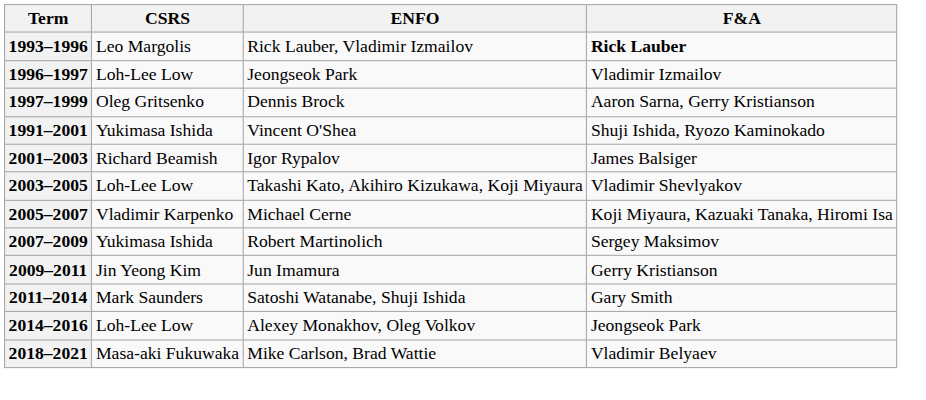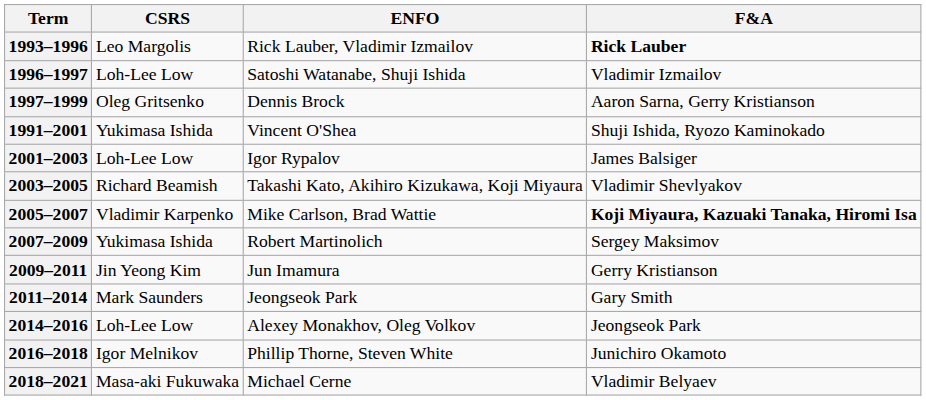(302, 74) Jeongseok Park -> (356, 74) Satoshi Watanabe, Shuji Ishida
(157, 158) Richard Beamish -> (145, 158) Loh-Lee Low
(145, 185) Loh-Lee Low -> (157, 185) Richard Beamish
(299, 213) Michael Cerne -> (342, 213) Mike Carlson, Brad Wattie
(742, 213) normal -> (754, 213) bold
(356, 297) Satoshi Watanabe, Shuji Ishida -> (302, 297) Jeongseok Park
+ row: (48, 353)
(342, 353) Mike Carlson, Brad Wattie -> (299, 381) Michael Cerne
